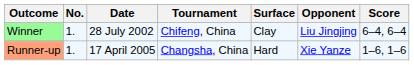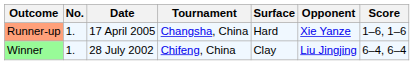rows swapped: (25, 31) <-> (34, 49)
